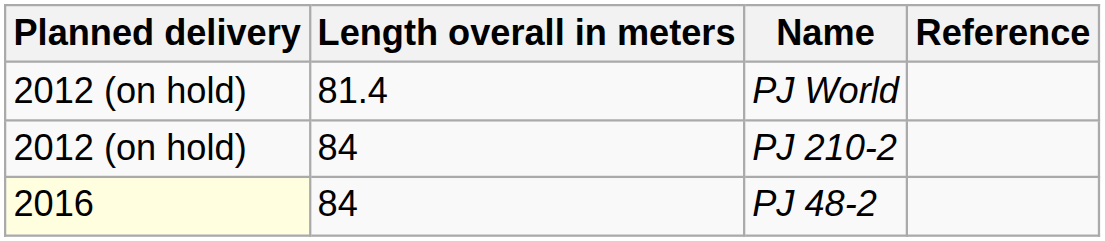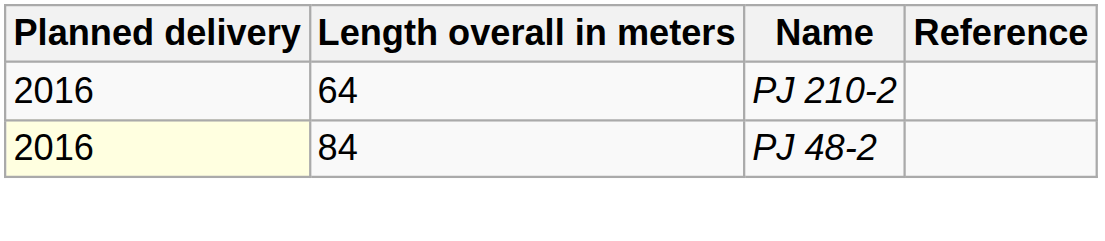- row: (826, 90)
(130, 147) 2012 (on hold) -> (54, 90) 2016
(338, 147) 84 -> (338, 90) 64
